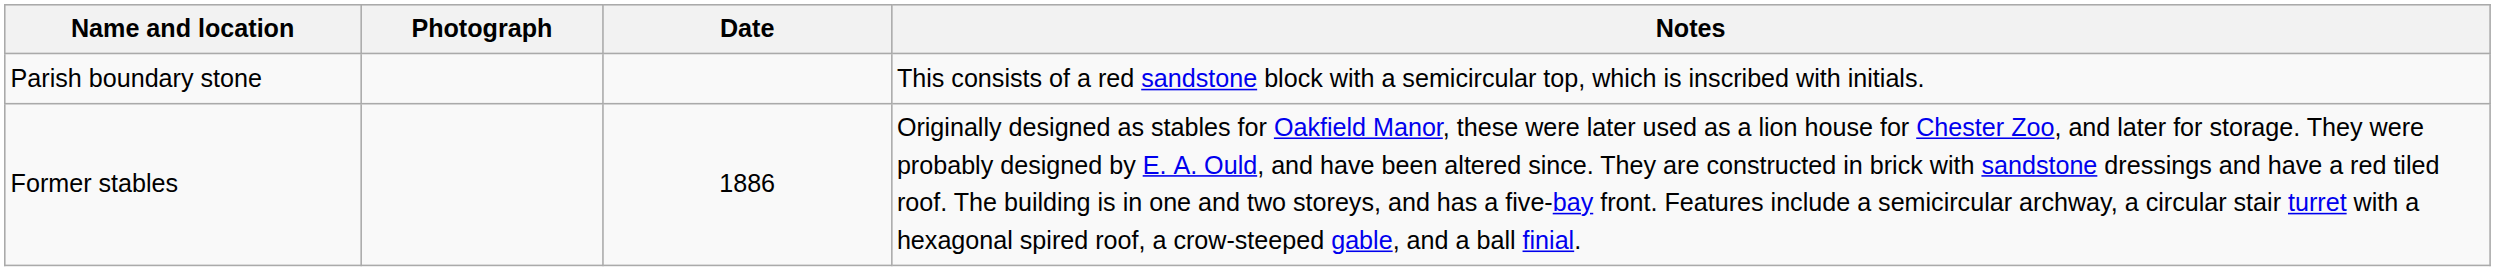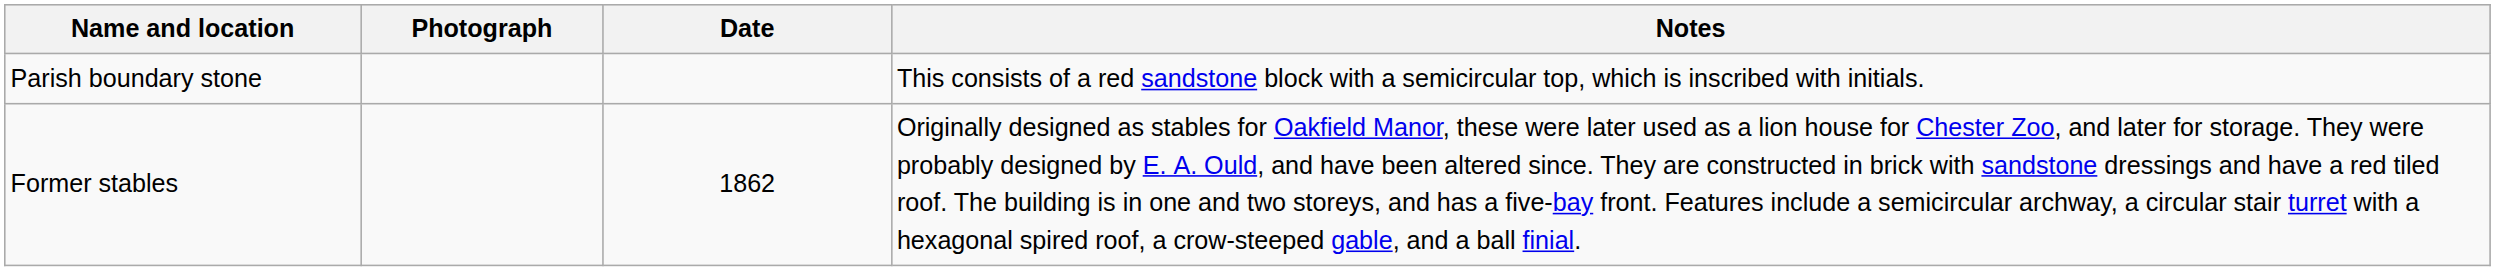(747, 184) 1886 -> (747, 184) 1862
